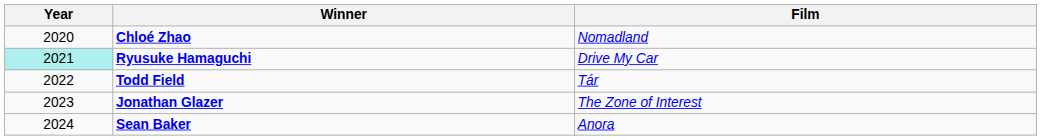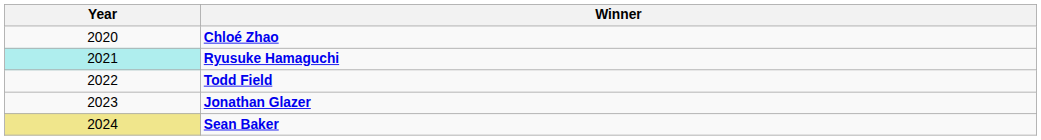- column: (805, 15)
(59, 124) no background -> (103, 124) khaki background
